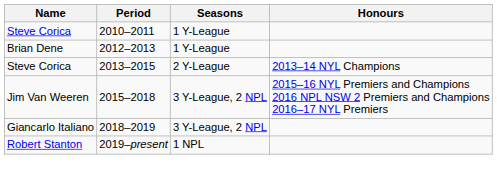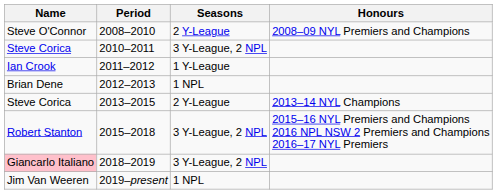+ row: (127, 31)
(201, 31) 1 Y-League -> (220, 48) 3 Y-League, 2 NPL
+ row: (127, 66)
(201, 48) 1 Y-League -> (188, 84) 1 NPL
(48, 97) Jim Van Weeren -> (45, 132) Robert Stanton
(51, 127) no background -> (51, 162) pink background
(45, 145) Robert Stanton -> (48, 180) Jim Van Weeren
